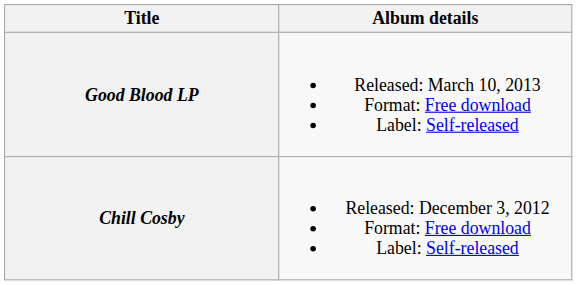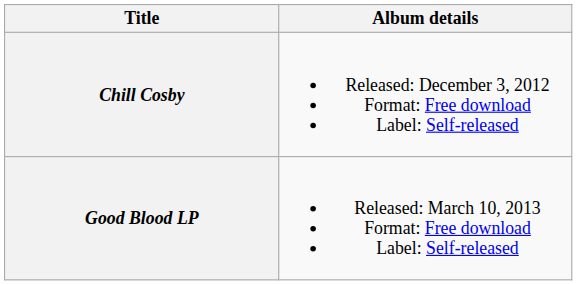rows swapped: (142, 218) <-> (142, 94)
